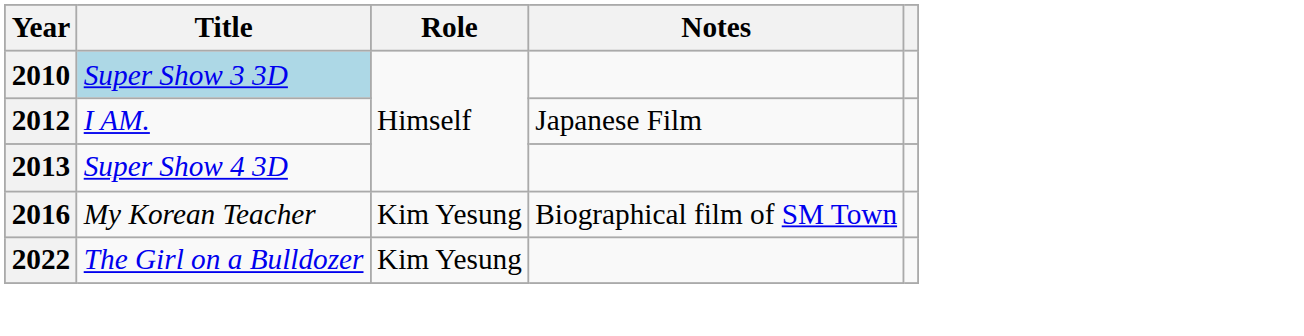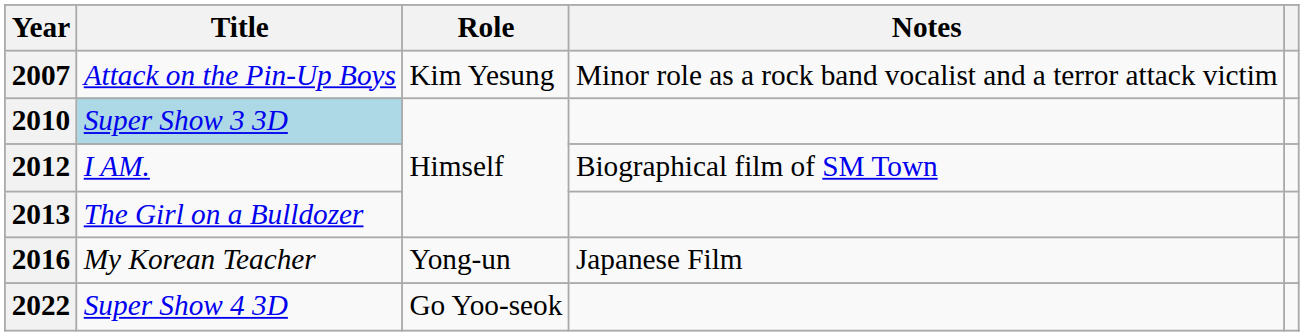+ row: (41, 74)
(619, 120) Japanese Film -> (757, 167) Biographical film of SM Town
(186, 167) Super Show 4 3D -> (224, 213) The Girl on a Bulldozer
(449, 213) Kim Yesung -> (460, 259) Yong-un
(716, 213) Biographical film of SM Town -> (659, 259) Japanese Film
(224, 259) The Girl on a Bulldozer -> (186, 306) Super Show 4 3D
(449, 259) Kim Yesung -> (486, 306) Go Yoo-seok
